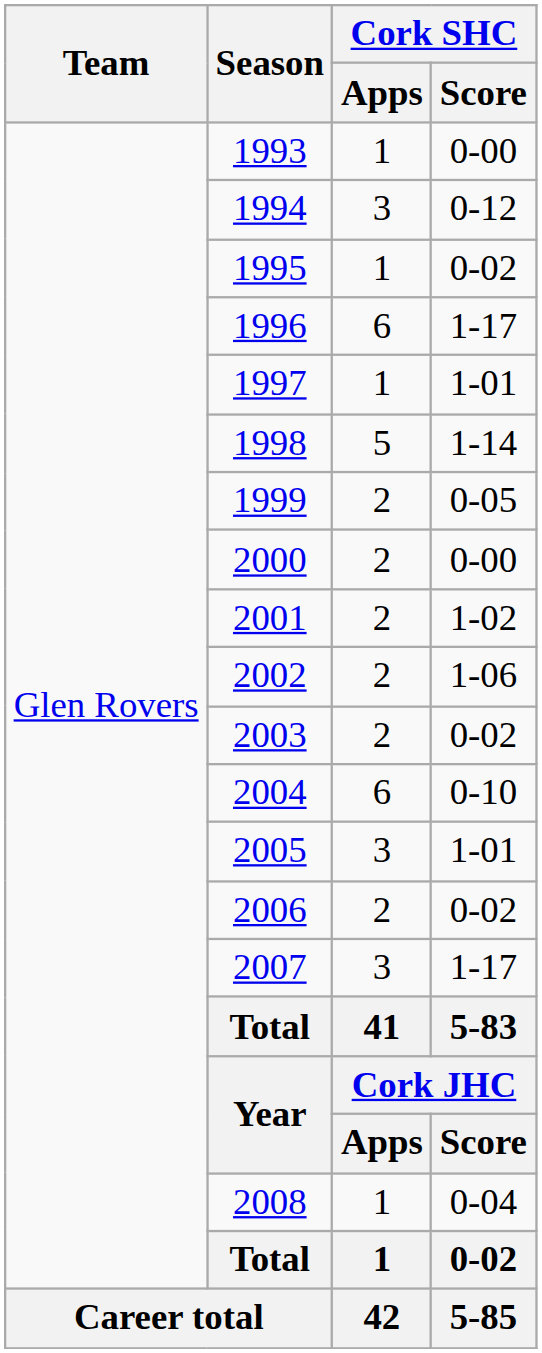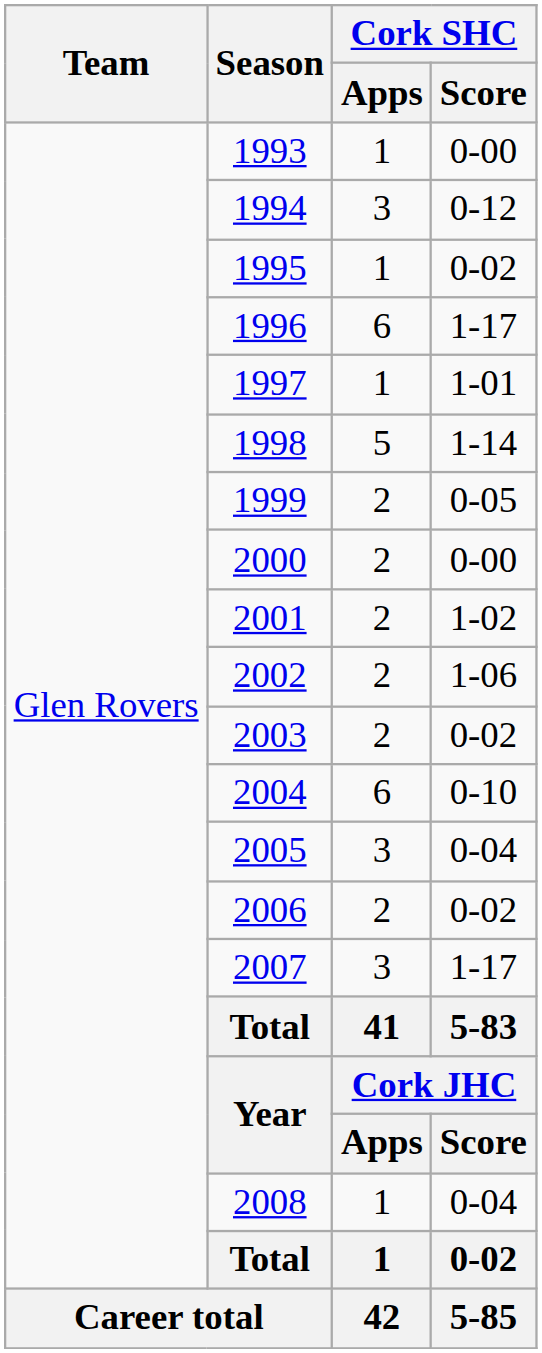(483, 850) 1-01 -> (483, 850) 0-04
